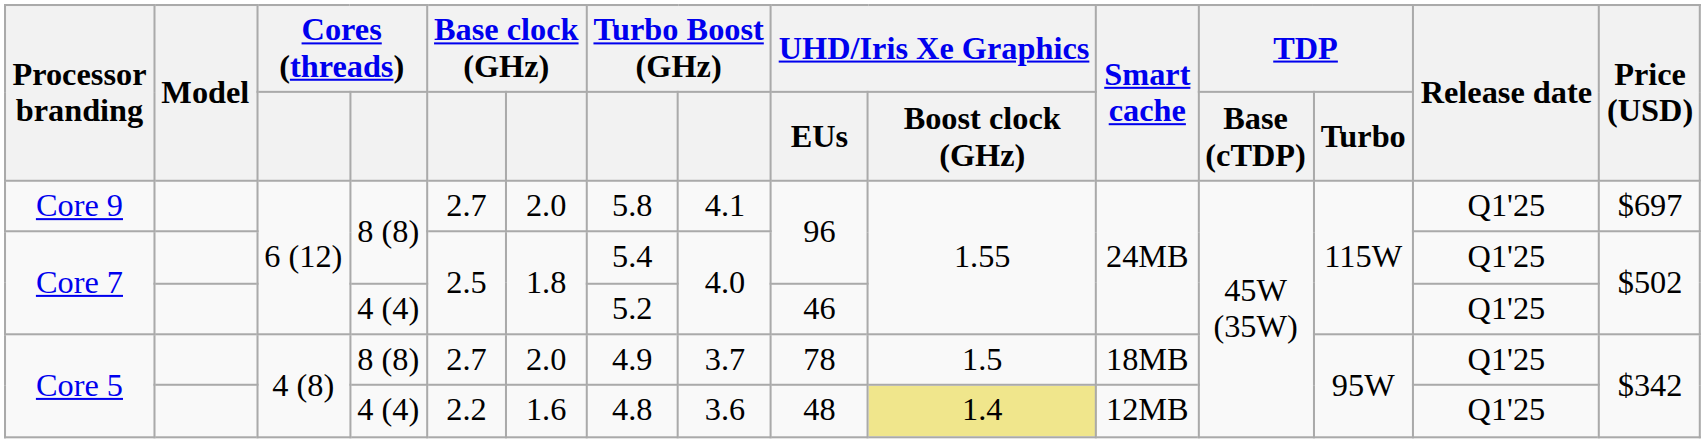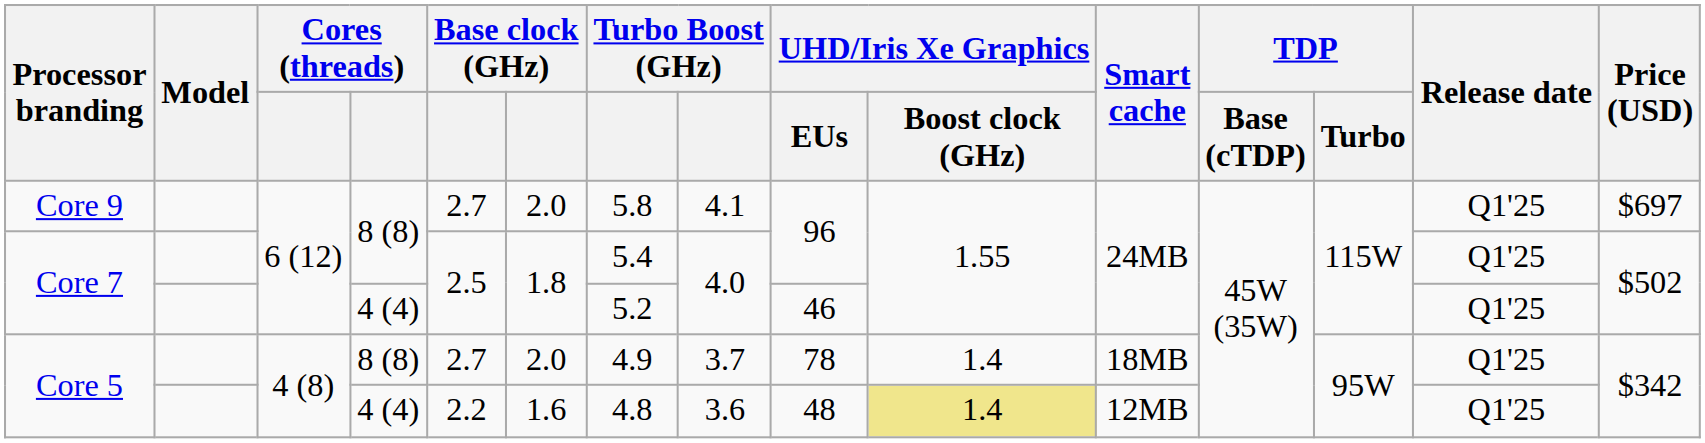(982, 359) 1.5 -> (982, 359) 1.4
